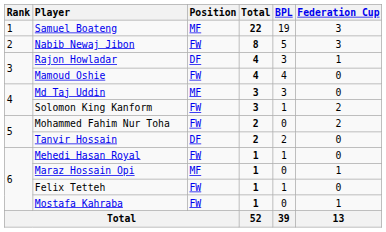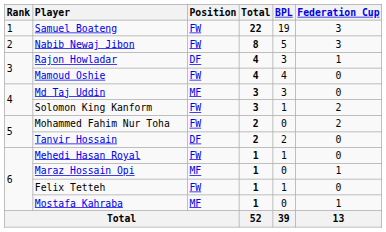(195, 28) MF -> (195, 28) FW
(195, 203) FW -> (195, 203) MF
